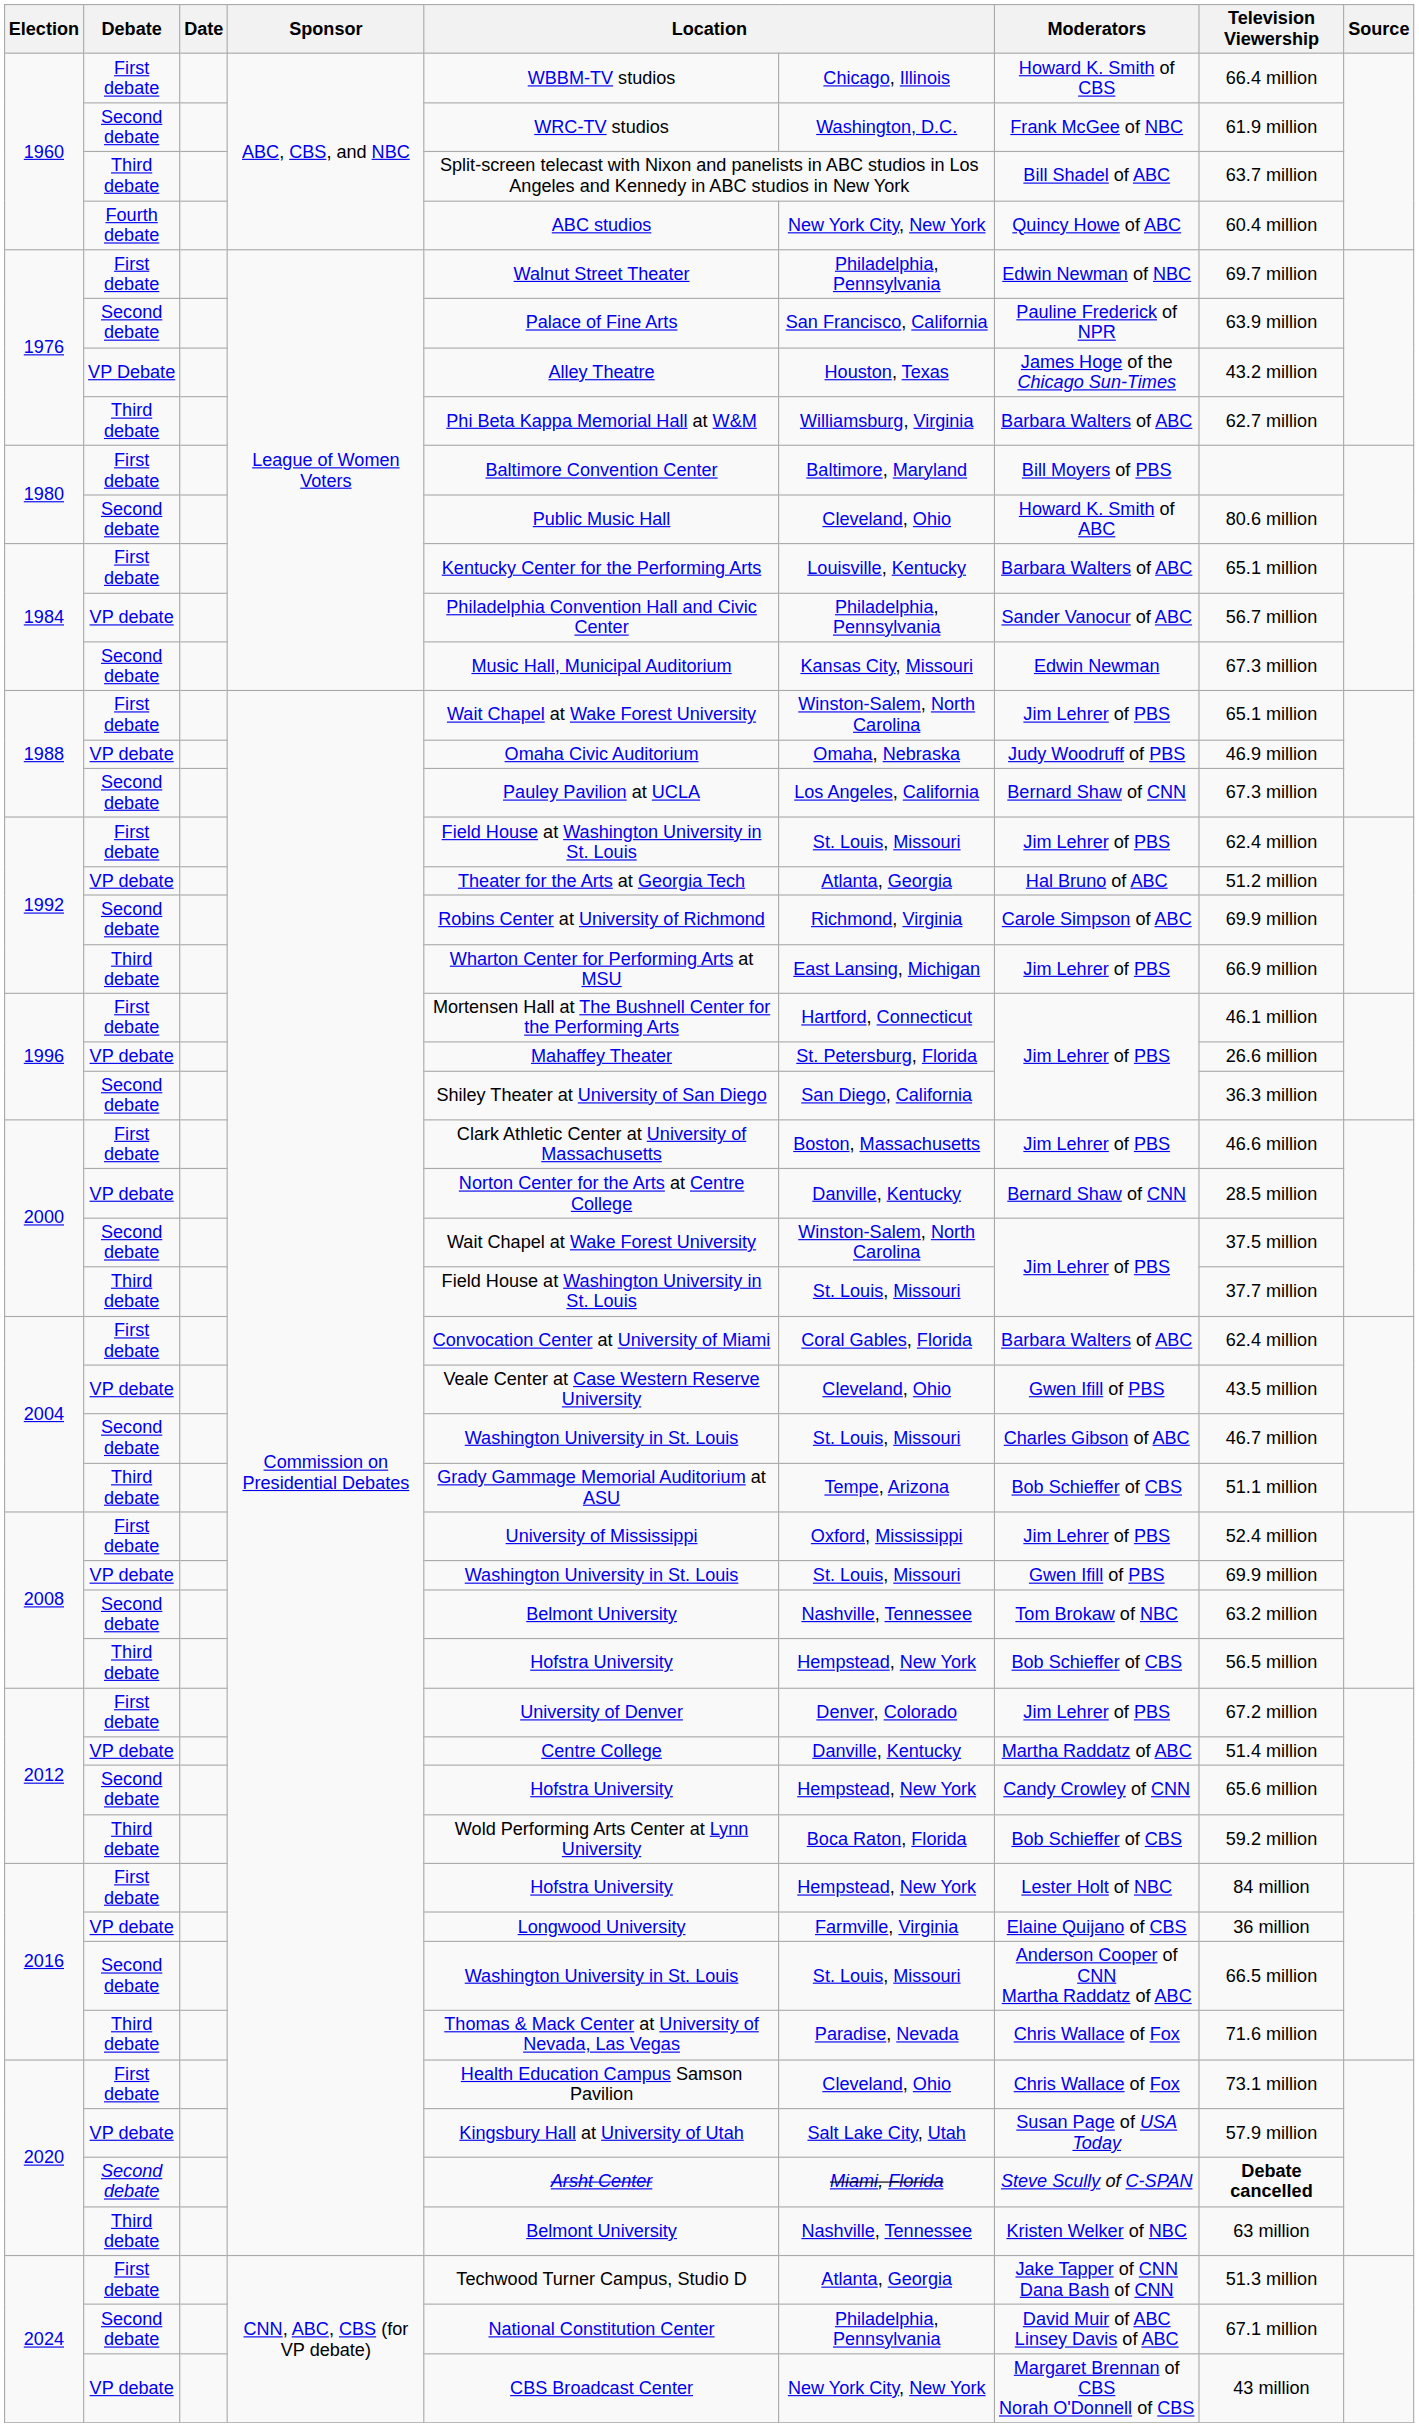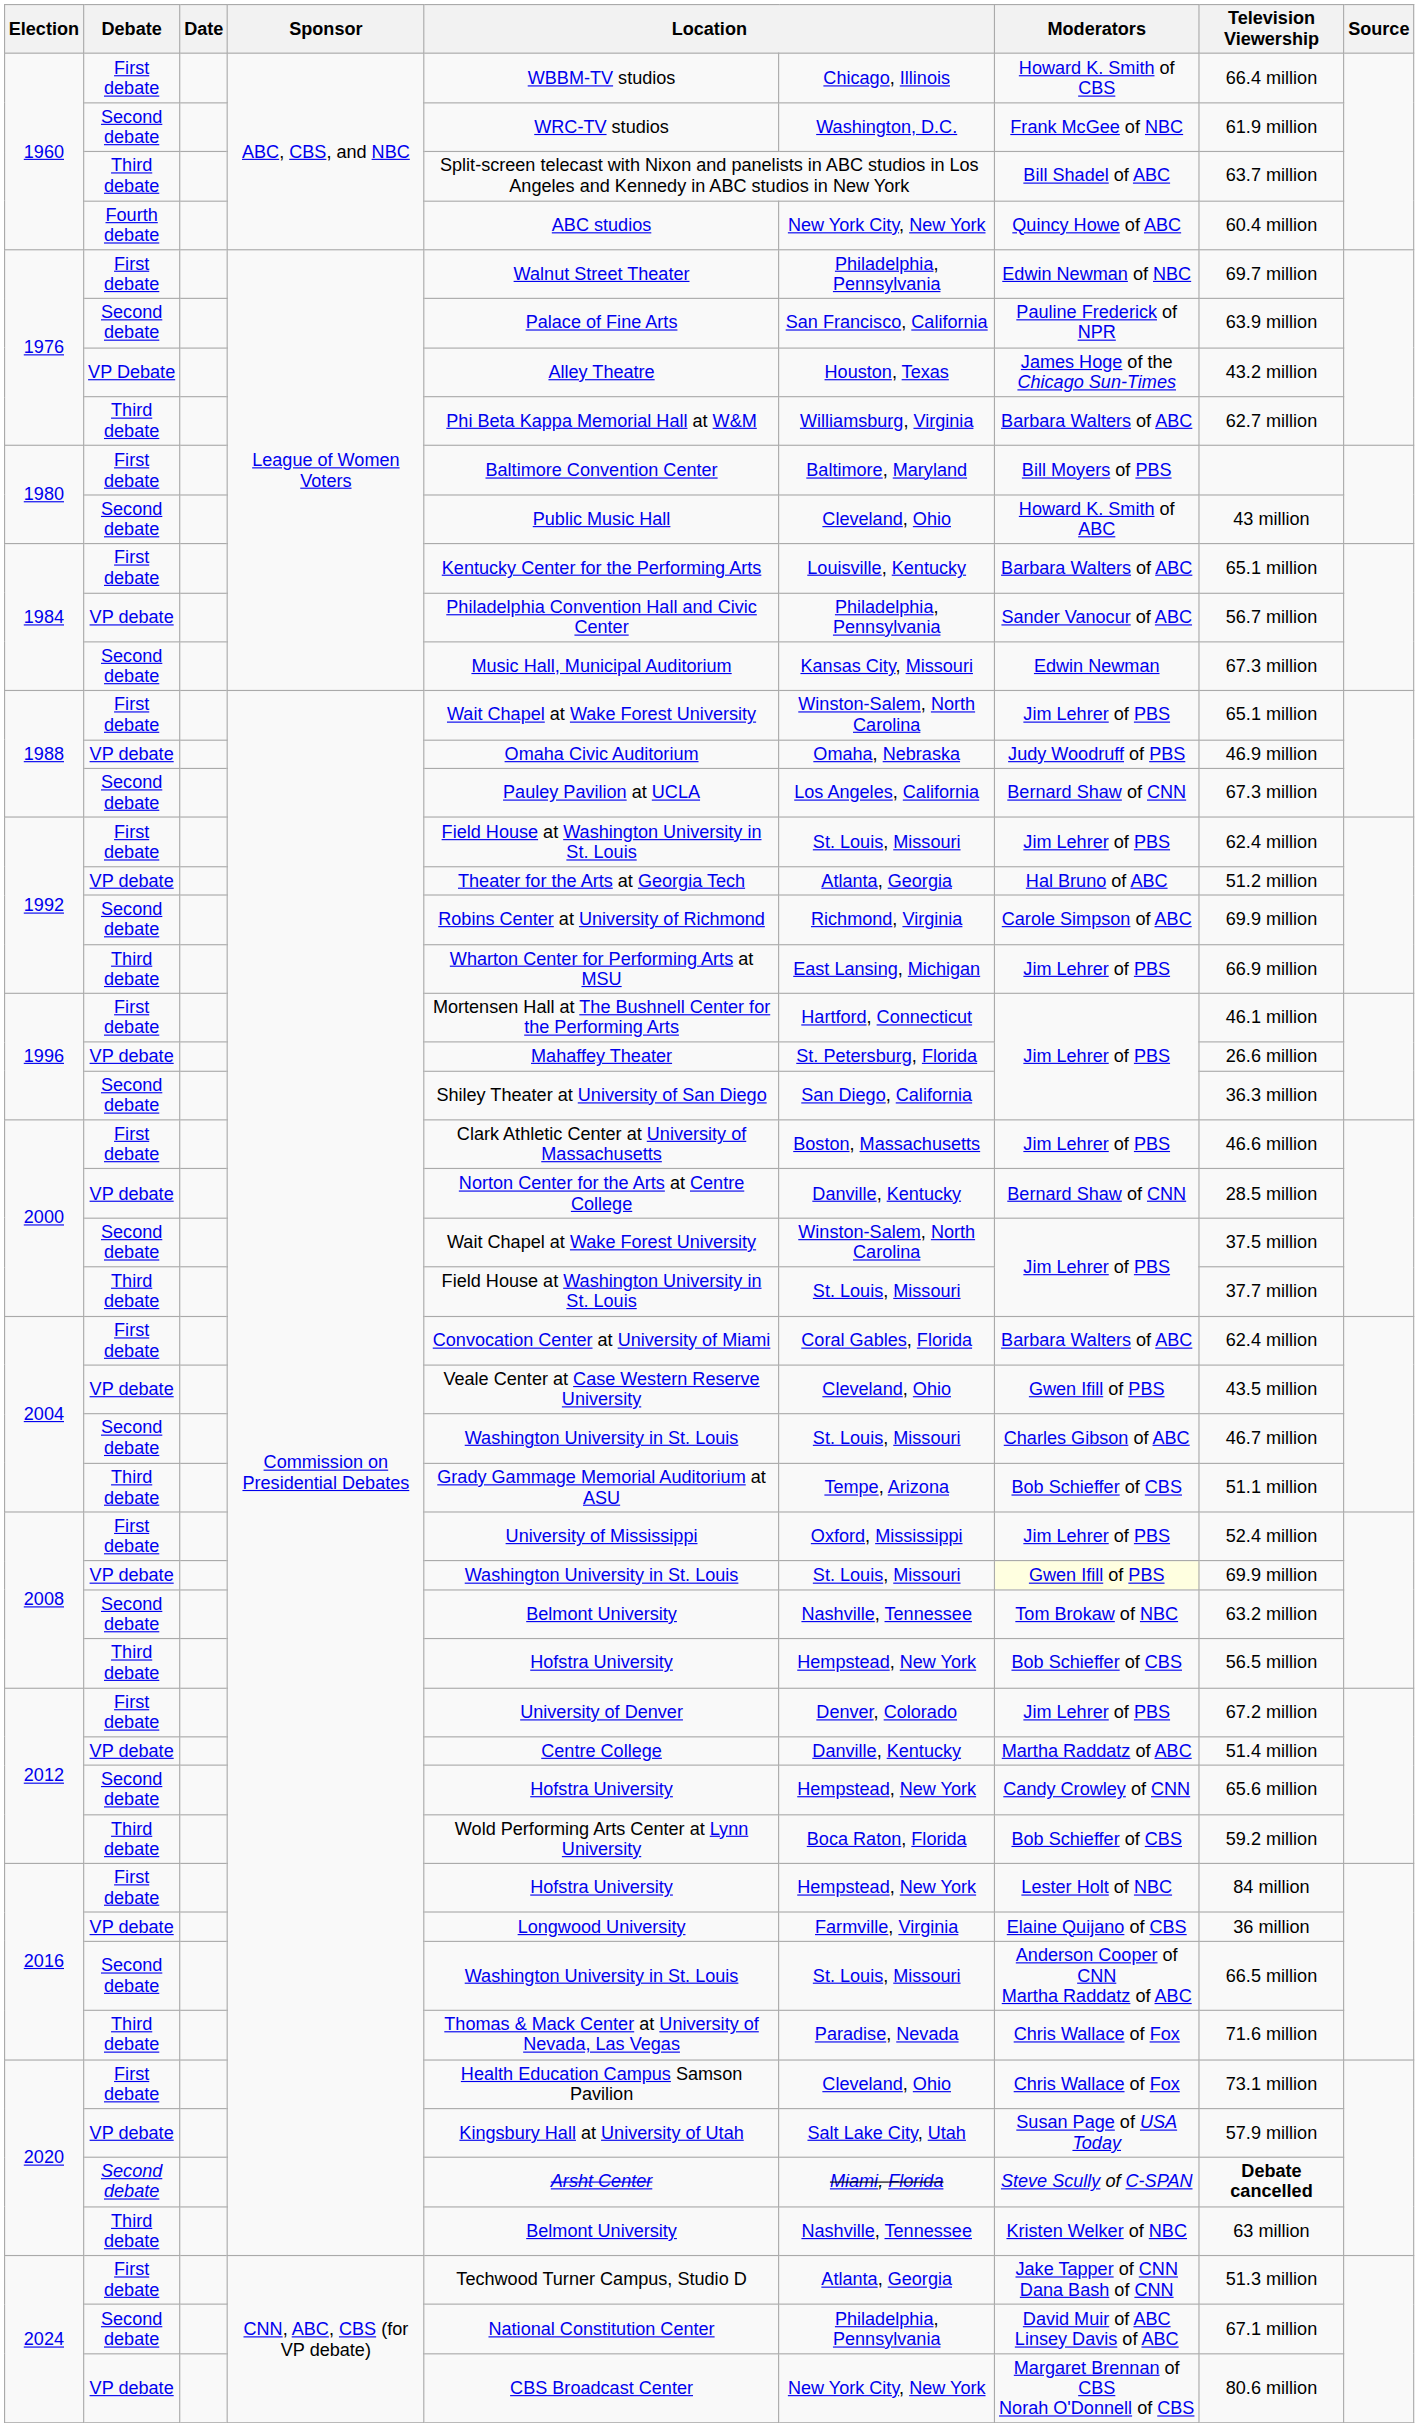(1271, 519) 80.6 million -> (1271, 519) 43 million
(1097, 1575) no background -> (1097, 1575) lightyellow background
(1271, 2388) 43 million -> (1271, 2388) 80.6 million
